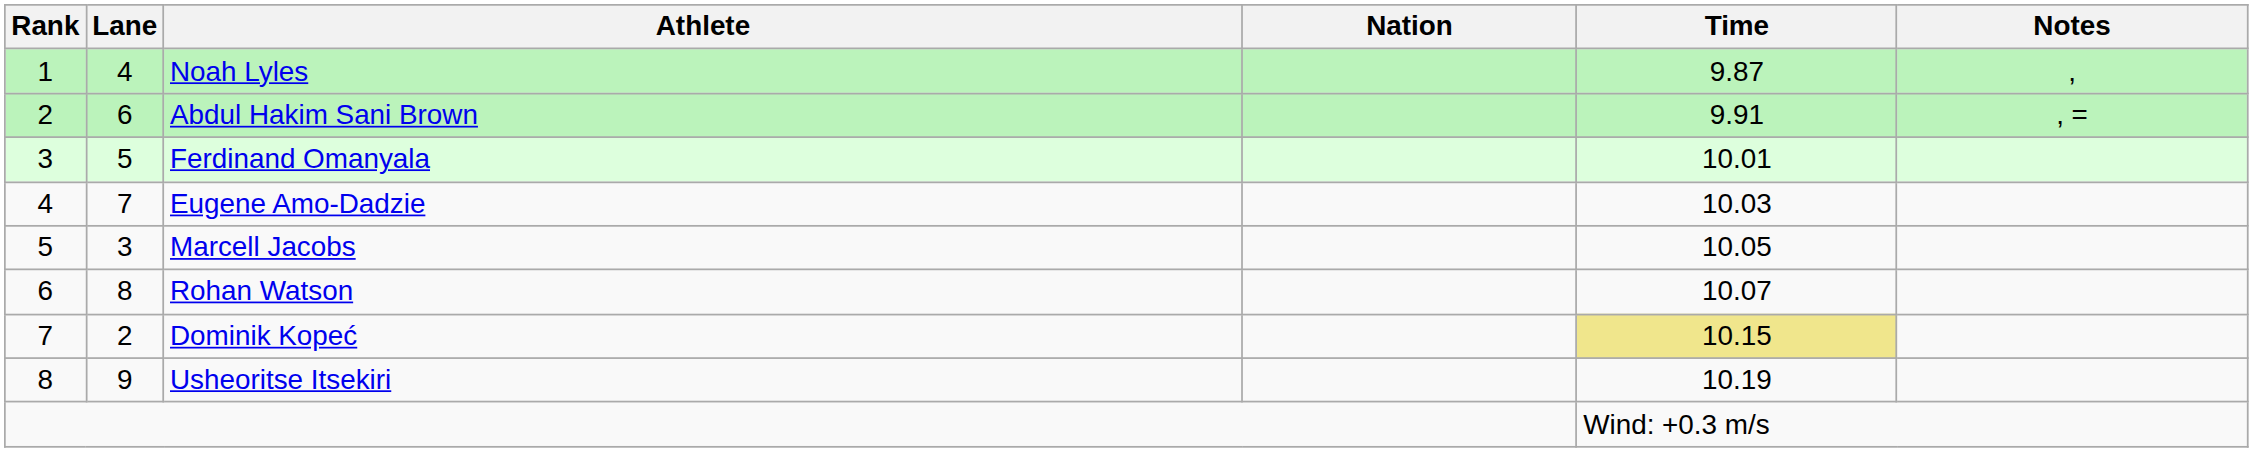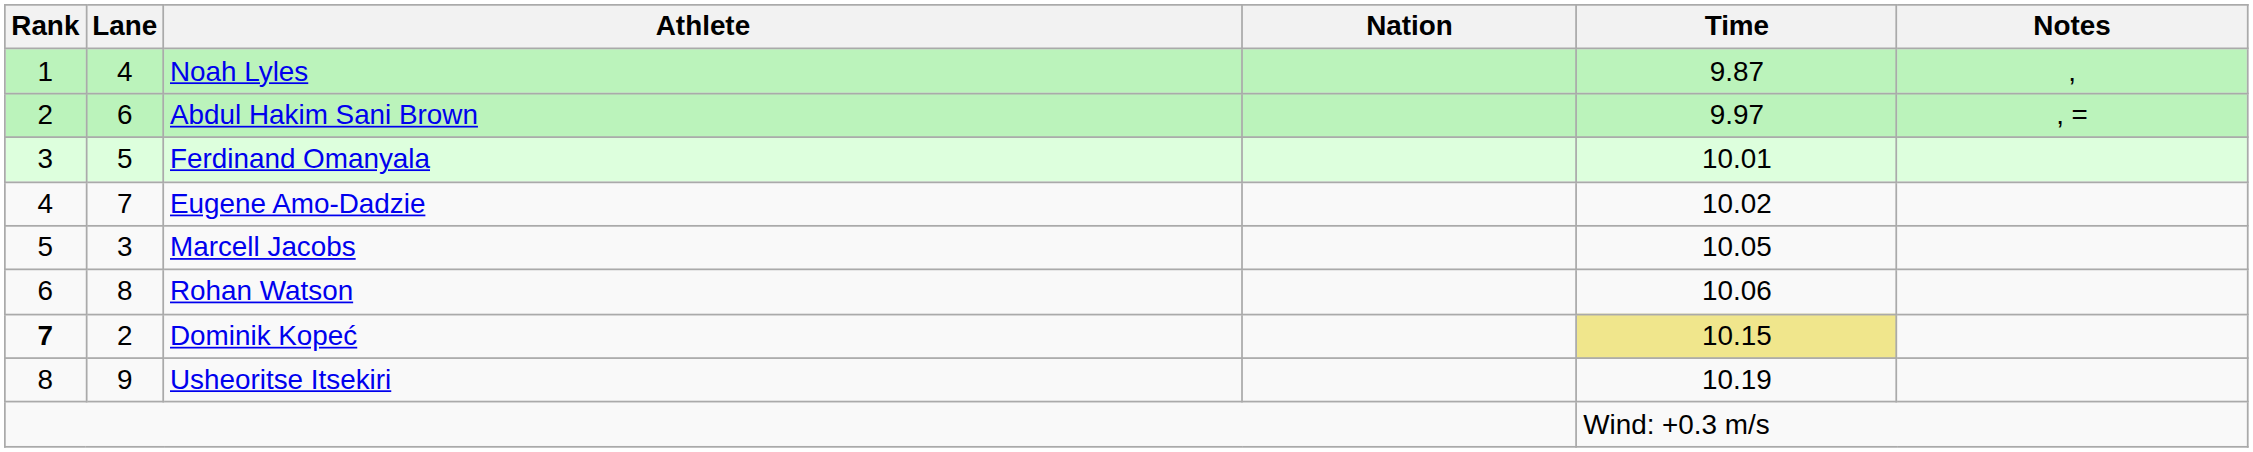(1737, 114) 9.91 -> (1737, 114) 9.97
(1737, 203) 10.03 -> (1737, 203) 10.02
(1737, 291) 10.07 -> (1737, 291) 10.06
(45, 335) normal -> (45, 335) bold
